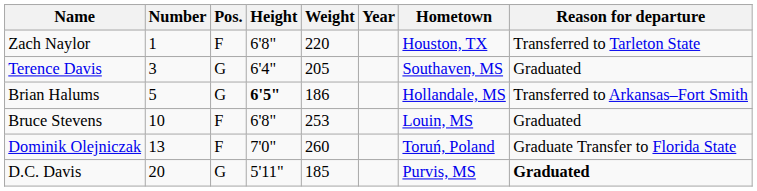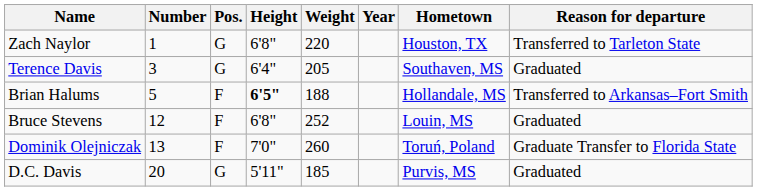(219, 43) F -> (220, 43) G
(220, 95) G -> (219, 95) F
(317, 95) 186 -> (317, 95) 188
(157, 120) 10 -> (157, 120) 12
(317, 120) 253 -> (317, 120) 252
(551, 172) bold -> (547, 172) normal
